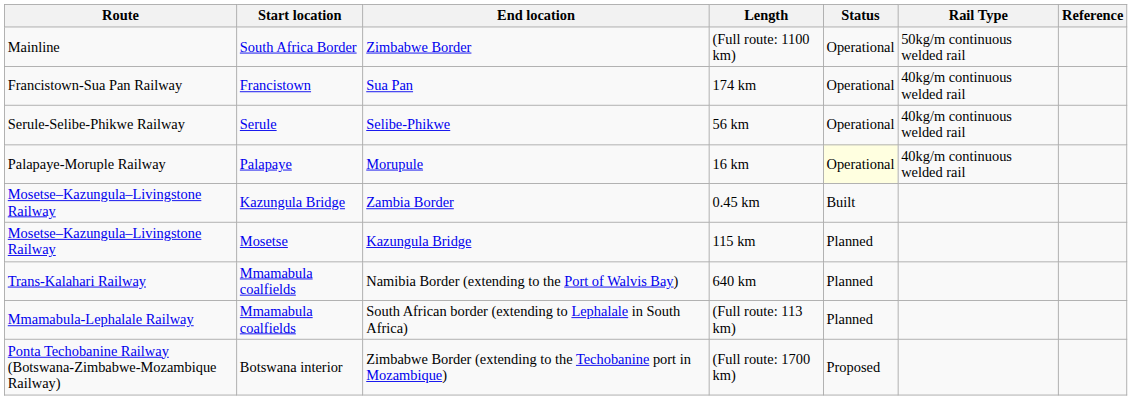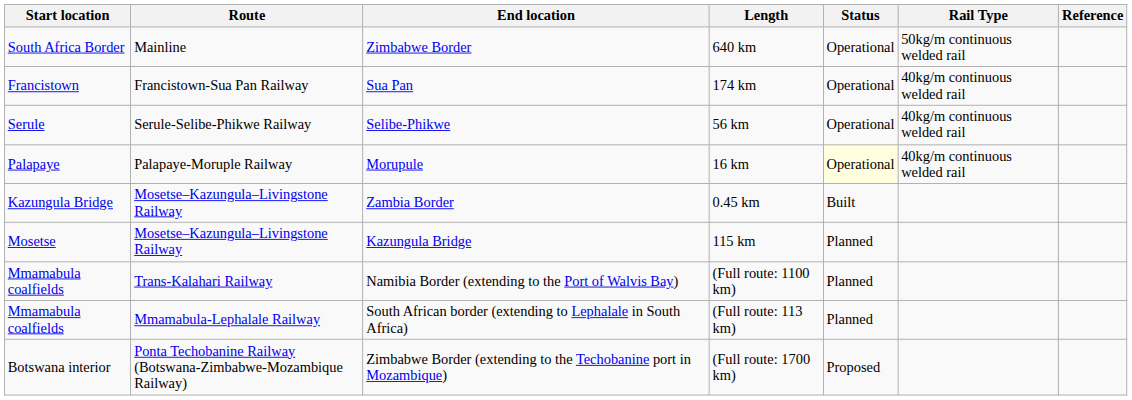columns swapped: (120, 15) <-> (300, 15)
(761, 46) (Full route: 1100 km) -> (734, 46) 640 km
(734, 281) 640 km -> (761, 281) (Full route: 1100 km)
